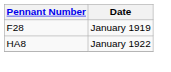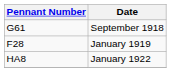+ row: (127, 28)
